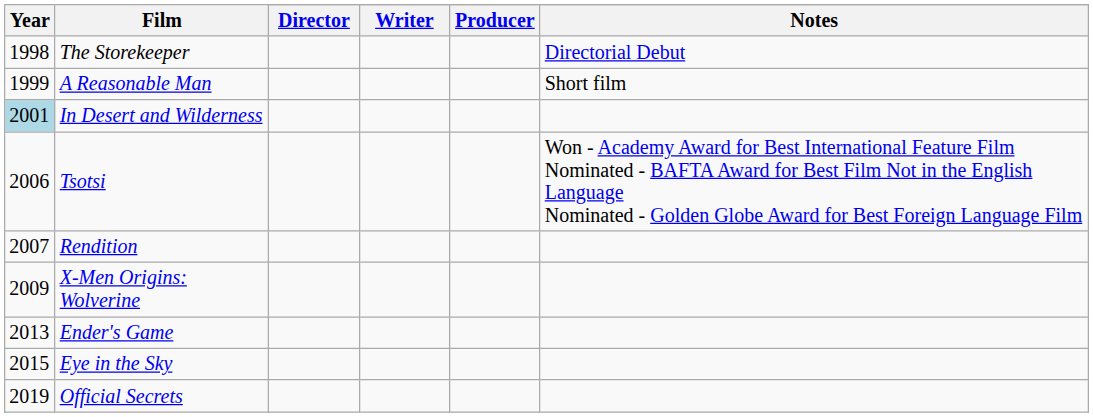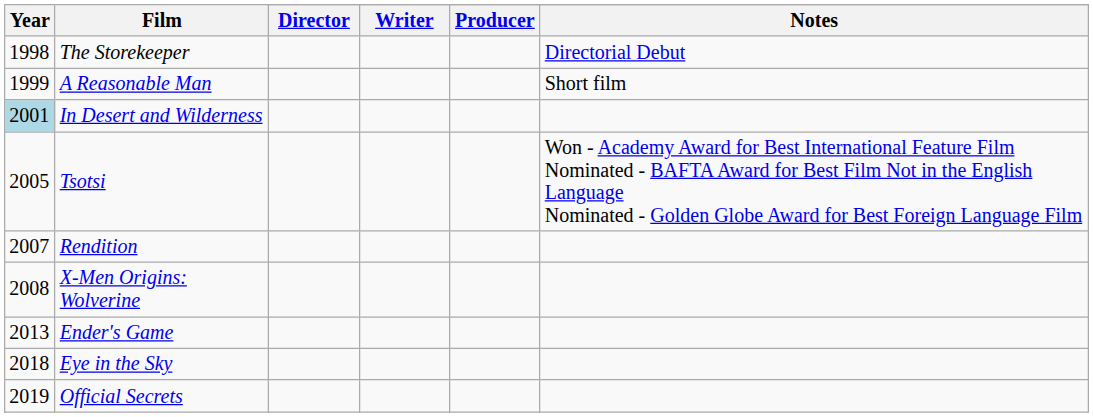(29, 180) 2006 -> (29, 180) 2005
(29, 289) 2009 -> (29, 289) 2008
(29, 364) 2015 -> (29, 364) 2018
